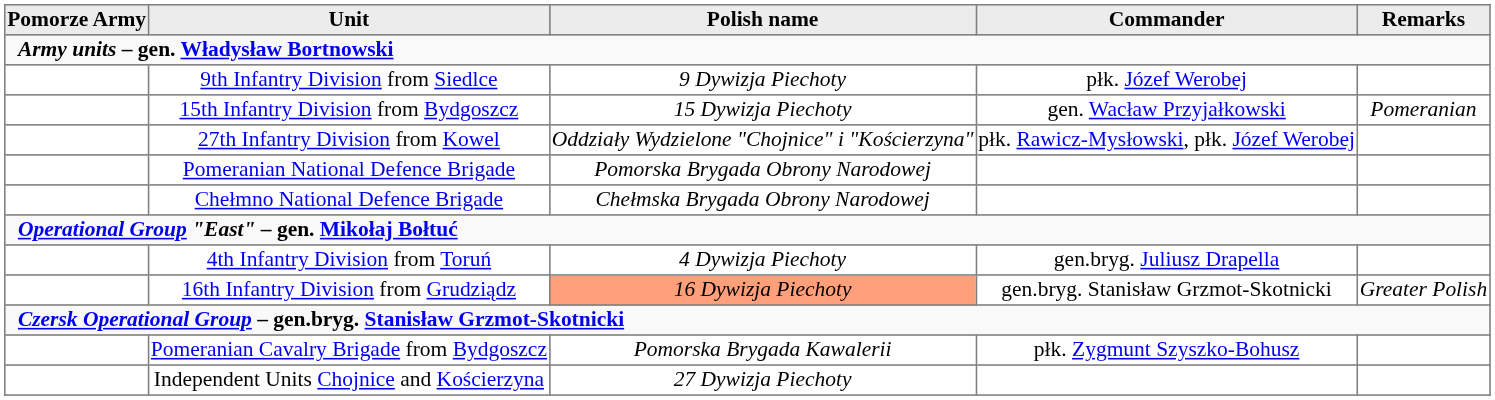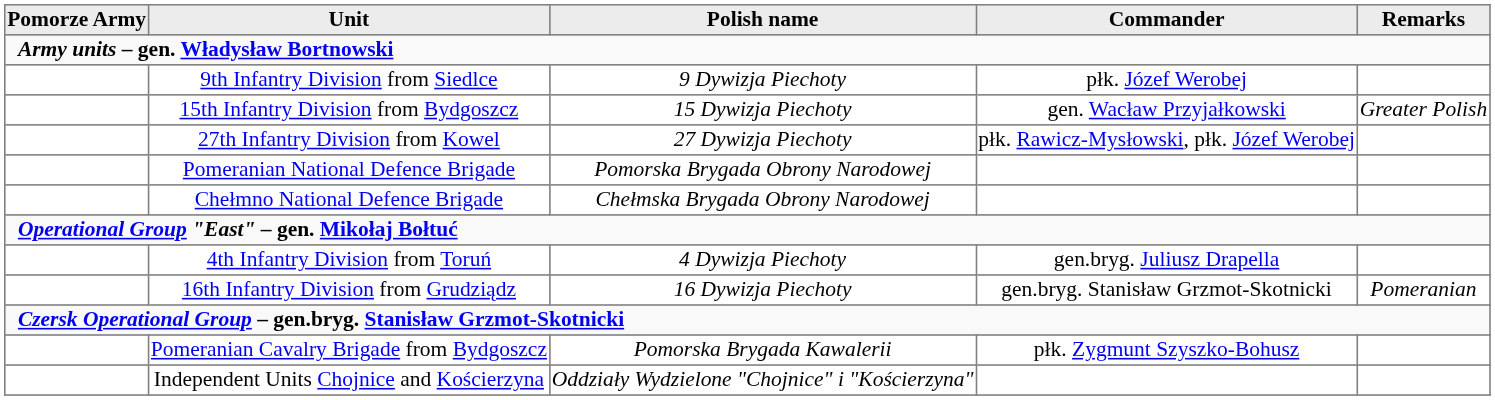(1423, 109) Pomeranian -> (1423, 109) Greater Polish
(763, 139) Oddziały Wydzielone "Chojnice" i "Kościerzyna" -> (763, 139) 27 Dywizja Piechoty
(763, 289) lightsalmon background -> (763, 289) no background
(1423, 289) Greater Polish -> (1423, 289) Pomeranian
(763, 379) 27 Dywizja Piechoty -> (763, 379) Oddziały Wydzielone "Chojnice" i "Kościerzyna"
